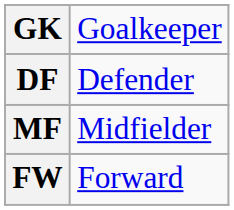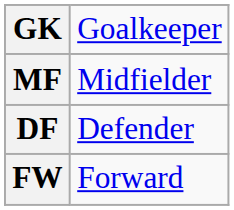rows swapped: (37, 79) <-> (37, 128)
